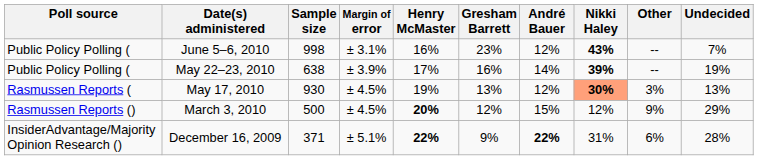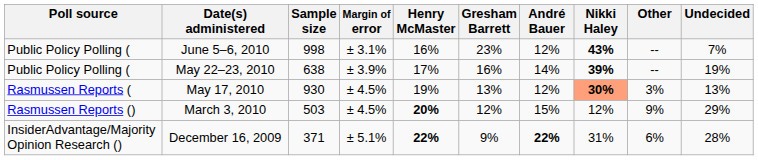(314, 110) 500 -> (314, 110) 503
